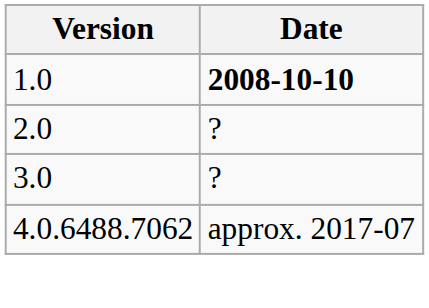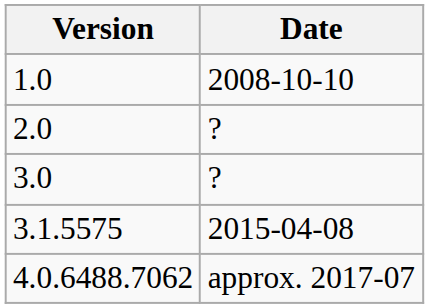(281, 79) bold -> (281, 79) normal
+ row: (68, 228)
